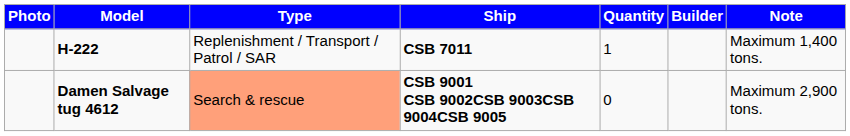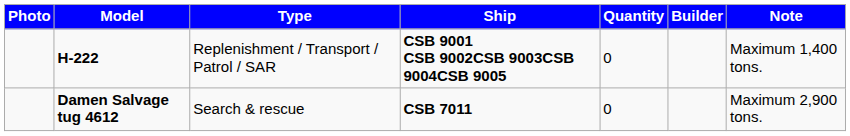(438, 49) CSB 7011 -> (489, 58) CSB 9001 CSB 9002CSB 9003CSB 9004CSB 9005
(607, 49) 1 -> (607, 58) 0
(249, 100) lightsalmon background -> (249, 108) no background
(489, 100) CSB 9001 CSB 9002CSB 9003CSB 9004CSB 9005 -> (438, 108) CSB 7011
